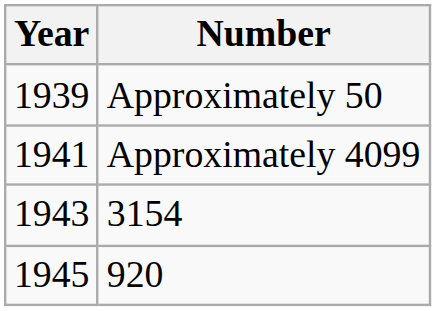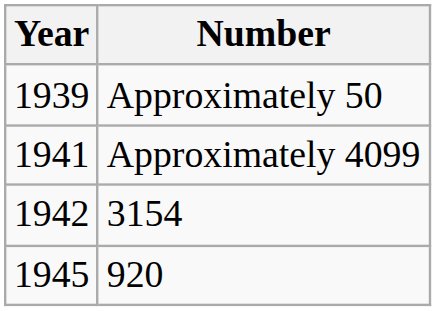(52, 214) 1943 -> (52, 214) 1942
